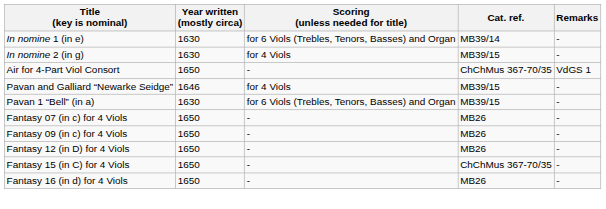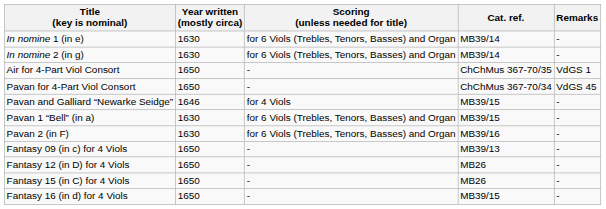(269, 54) for 4 Viols -> (351, 54) for 6 Viols (Trebles, Tenors, Basses) and Organ
(480, 54) MB39/15 -> (480, 54) MB39/14
+ row: (71, 86)
+ row: (38, 133)
- row: (67, 117)
(473, 133) MB26 -> (480, 149) MB39/13
(506, 165) ChChMus 367-70/35 -> (473, 180) MB26
(473, 180) MB26 -> (480, 196) MB39/15
